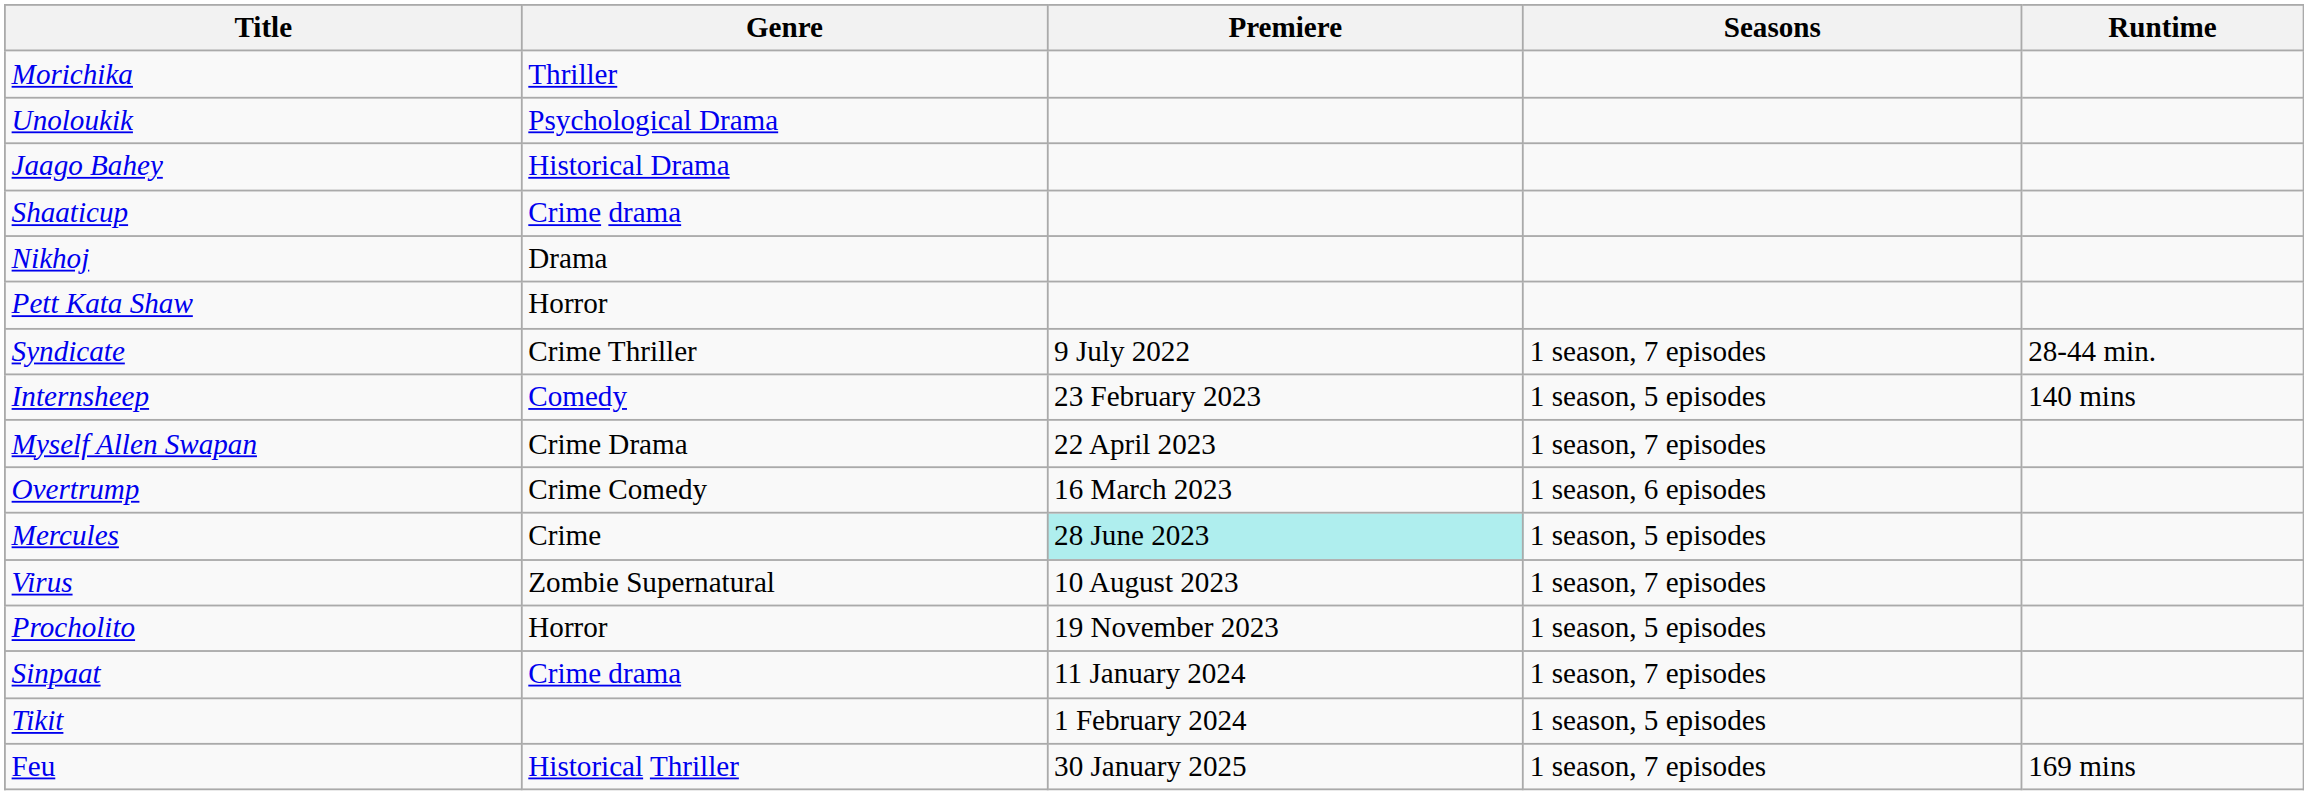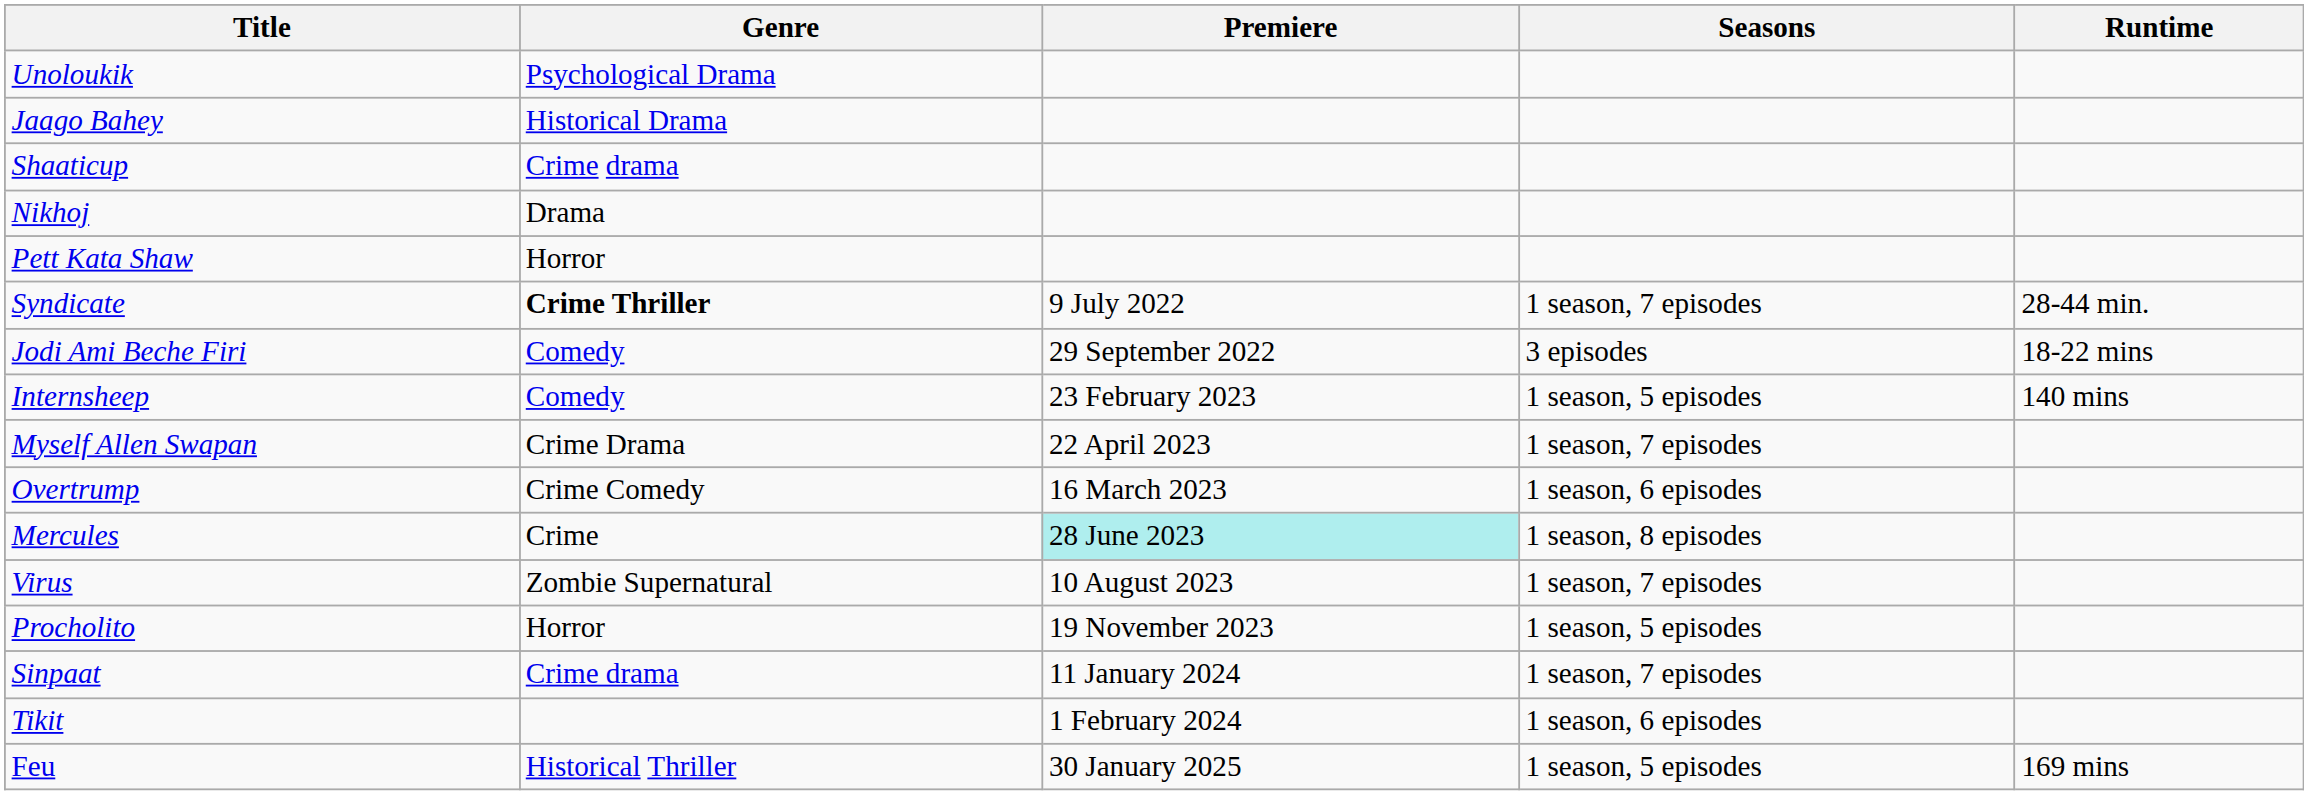- row: (72, 73)
(613, 350) normal -> (618, 304) bold
+ row: (129, 350)
(1648, 535) 1 season, 5 episodes -> (1644, 535) 1 season, 8 episodes
(1648, 720) 1 season, 5 episodes -> (1644, 720) 1 season, 6 episodes
(1648, 766) 1 season, 7 episodes -> (1644, 766) 1 season, 5 episodes
